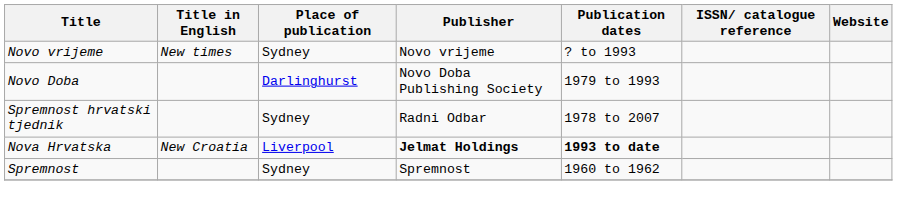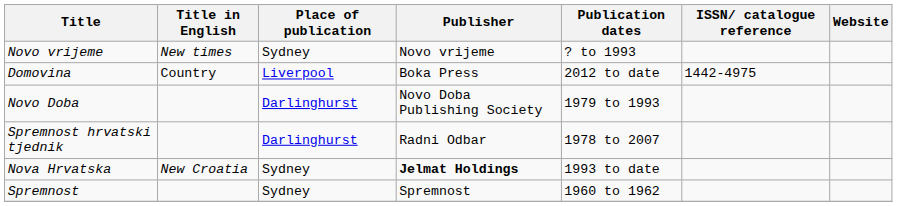+ row: (40, 74)
(286, 118) Sydney -> (310, 140) Darlinghurst
(298, 148) Liverpool -> (286, 169) Sydney
(612, 148) bold -> (612, 169) normal
